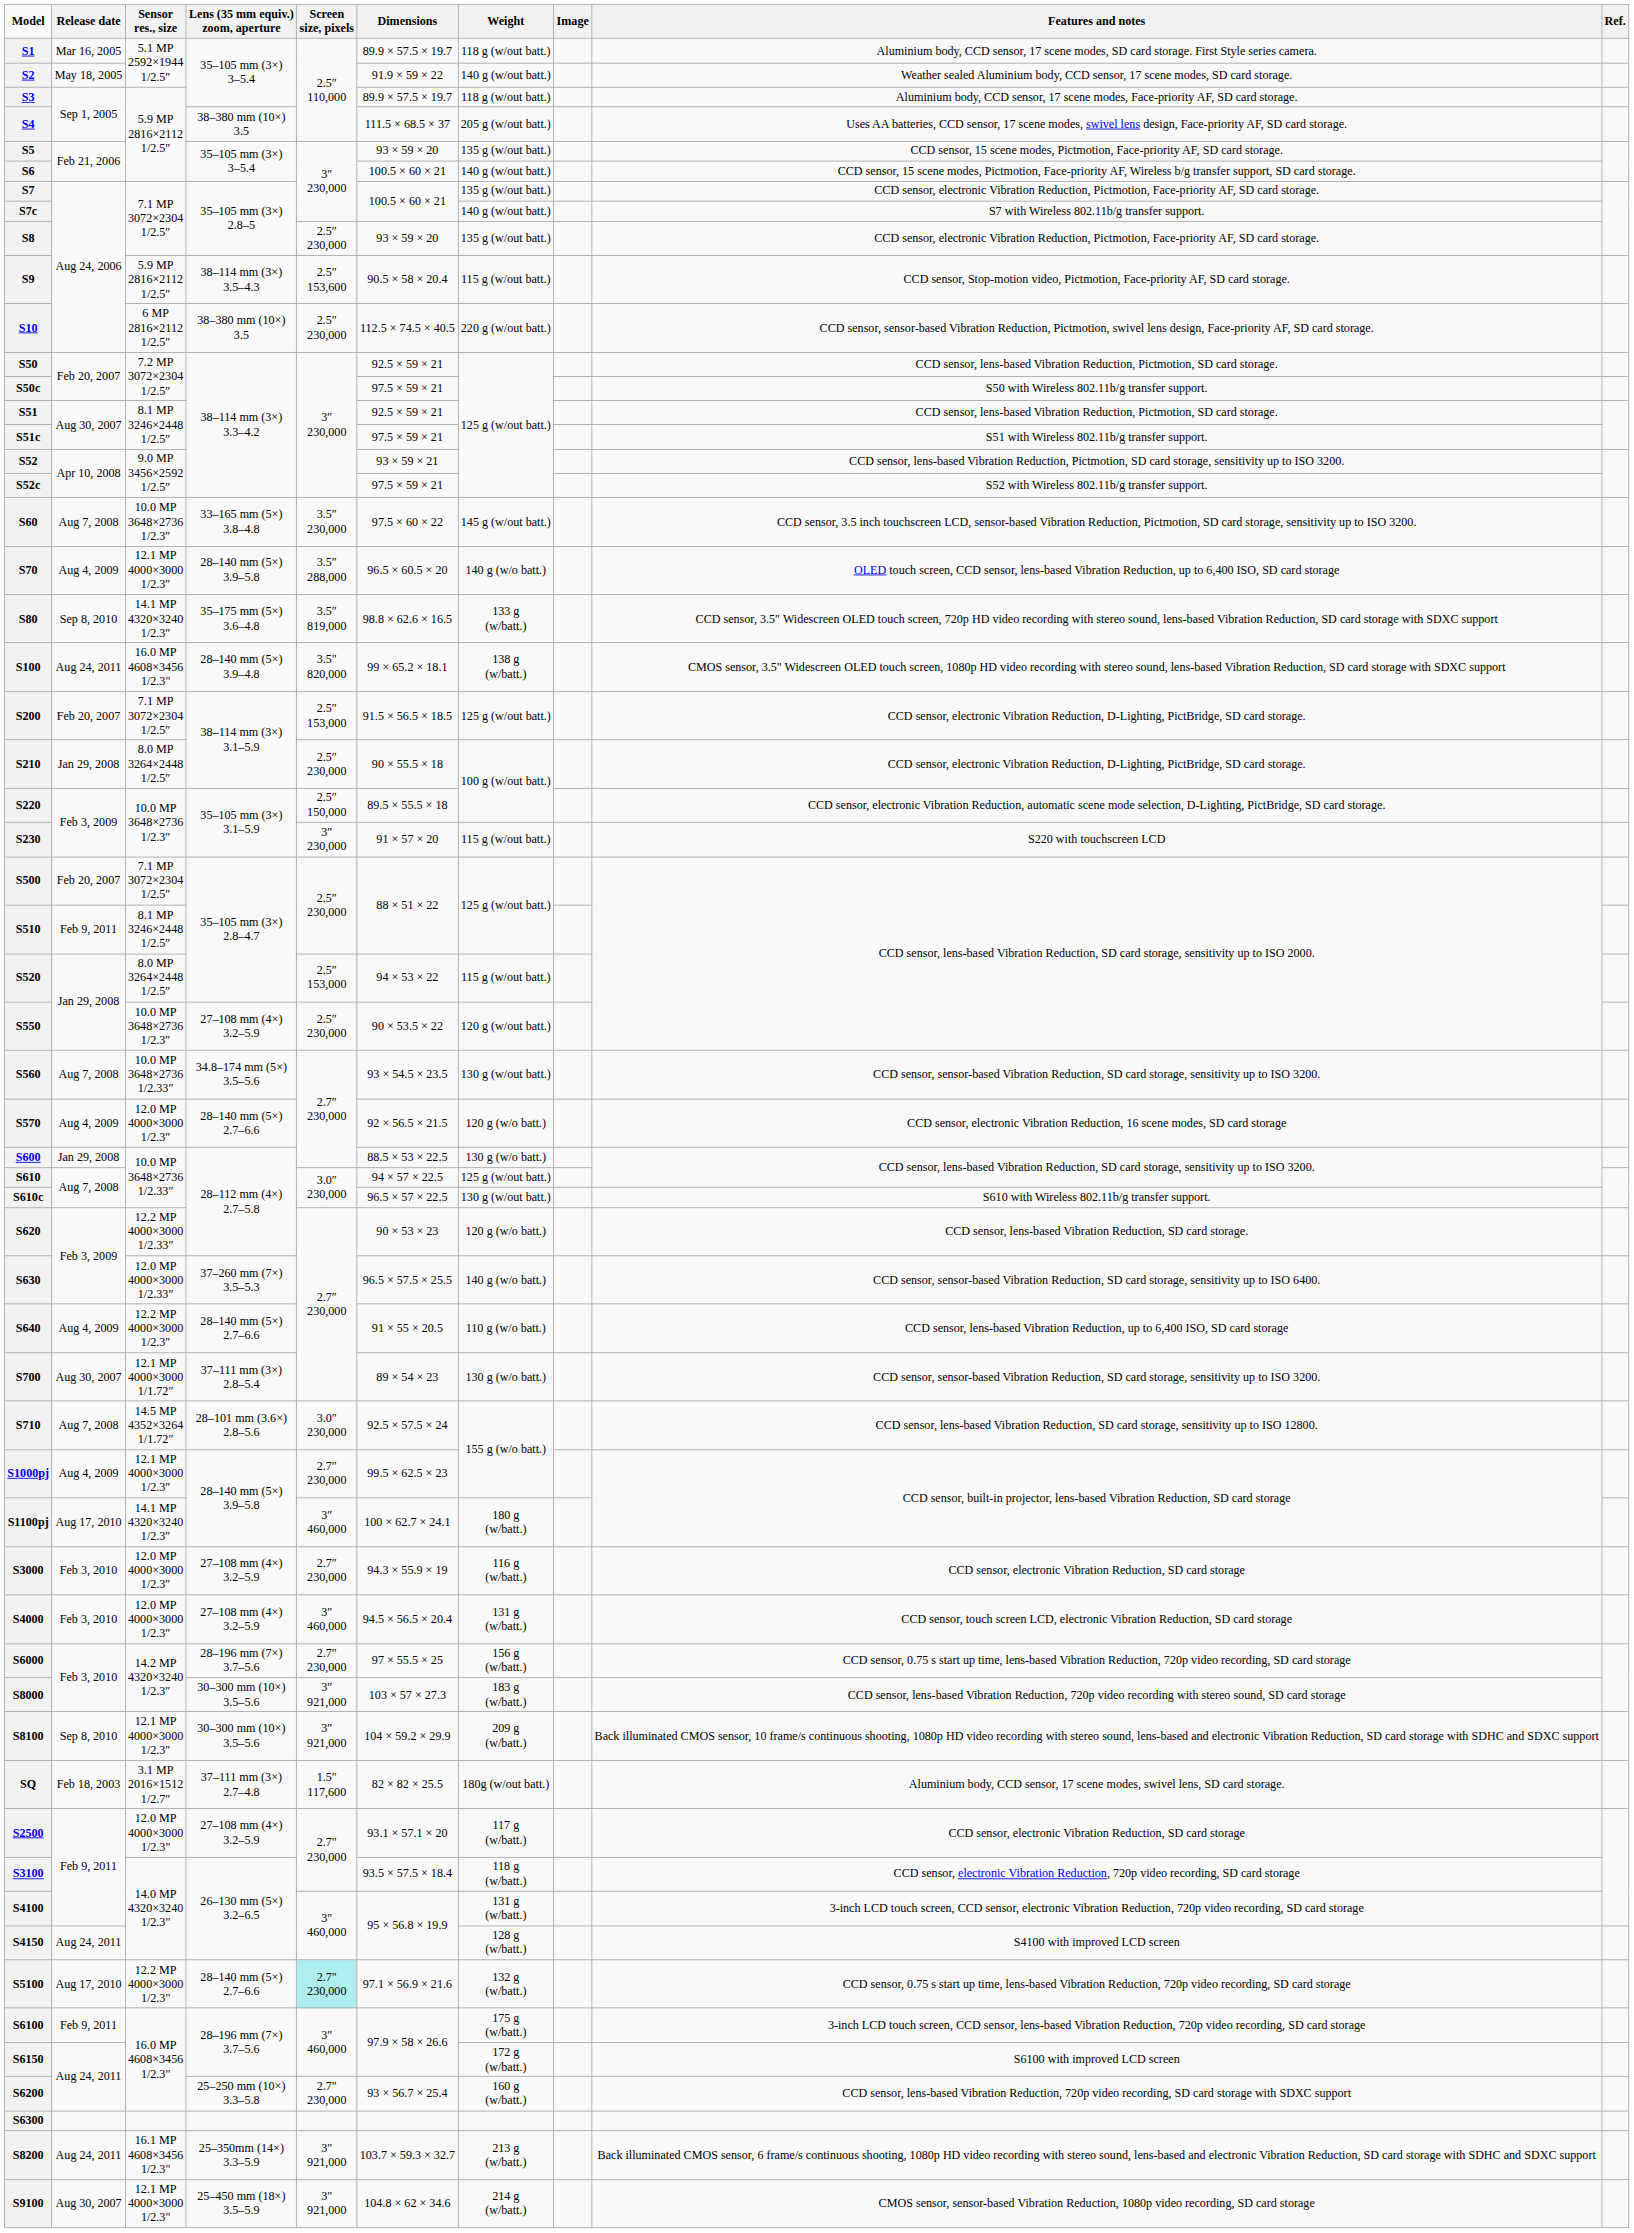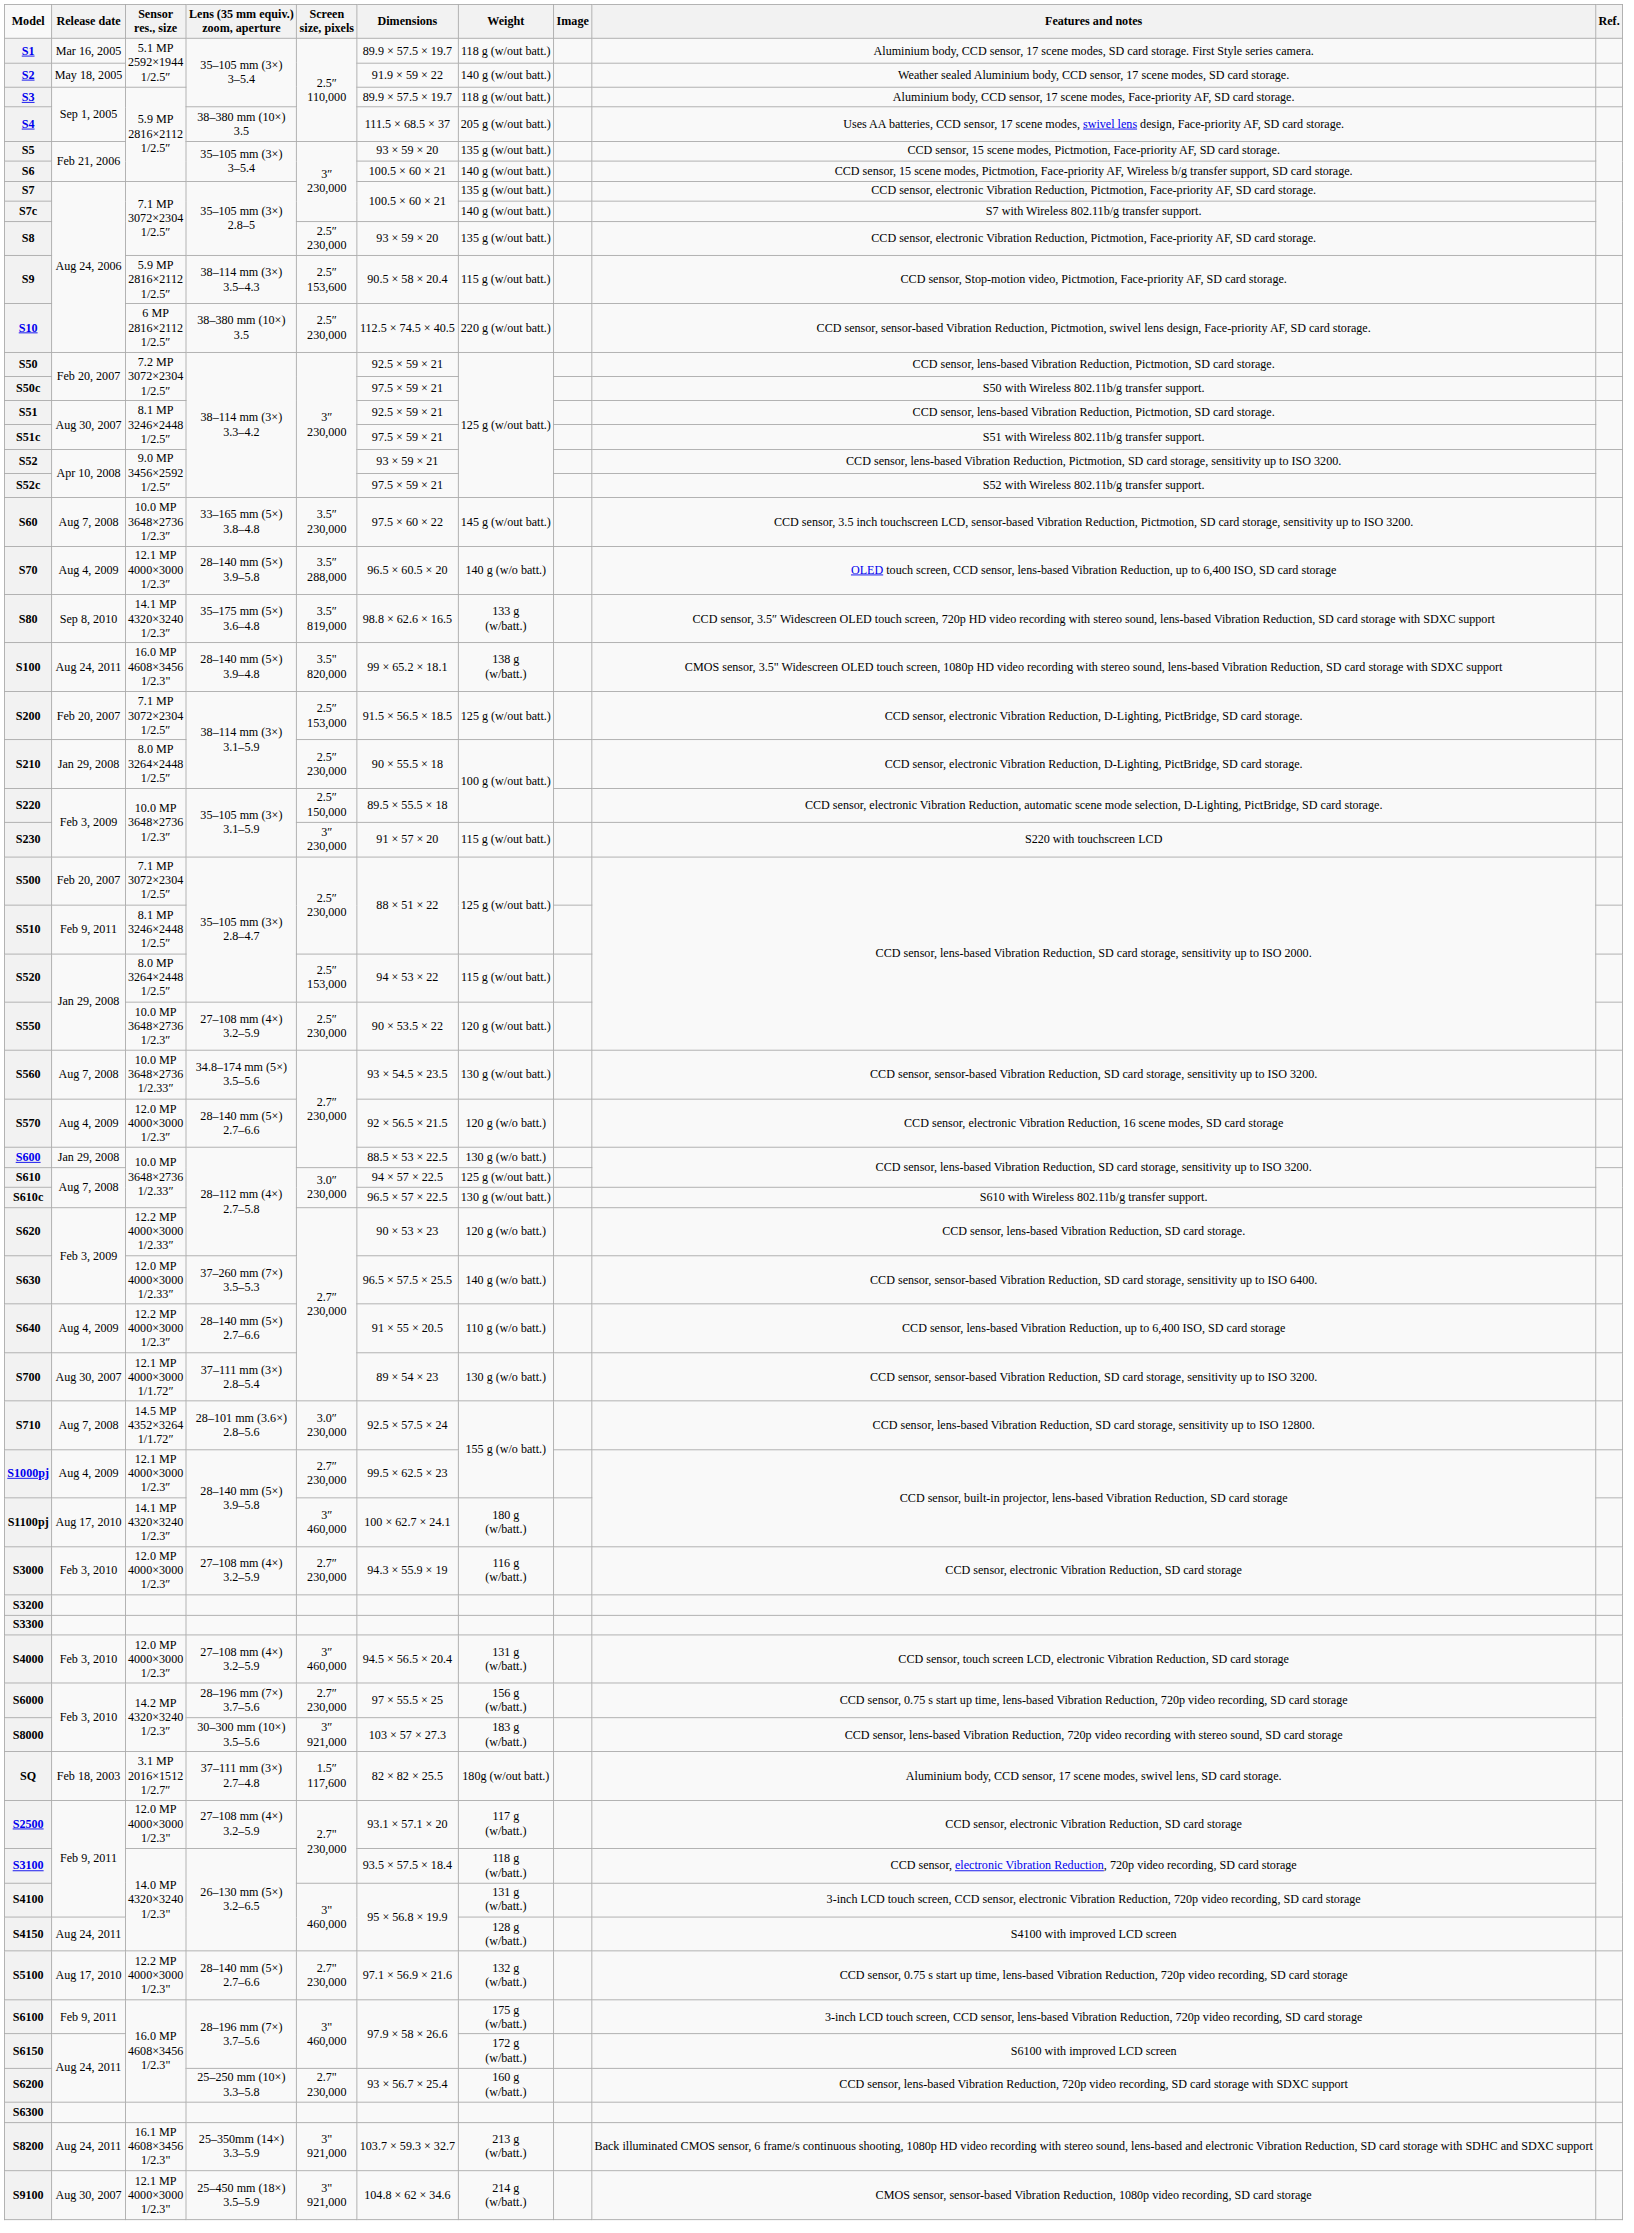+ row: (28, 1604)
+ row: (28, 1624)
- row: (28, 1735)
(327, 1983) paleturquoise background -> (327, 1975) no background
